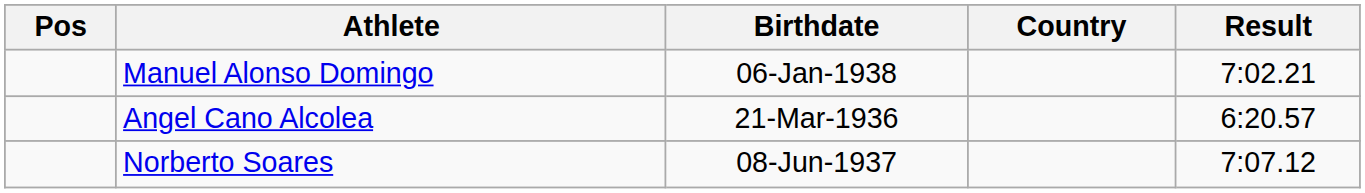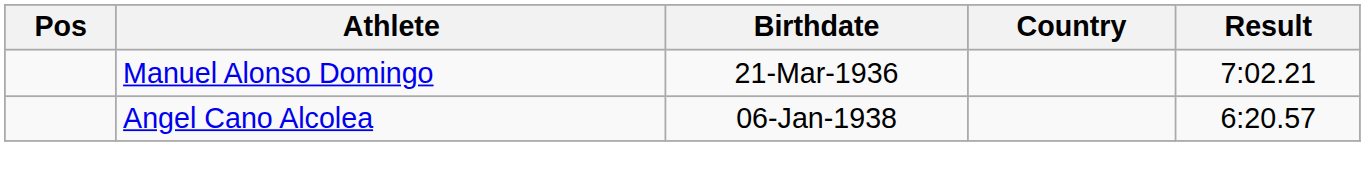(817, 72) 06-Jan-1938 -> (817, 72) 21-Mar-1936
(817, 118) 21-Mar-1936 -> (817, 118) 06-Jan-1938
- row: (228, 163)
